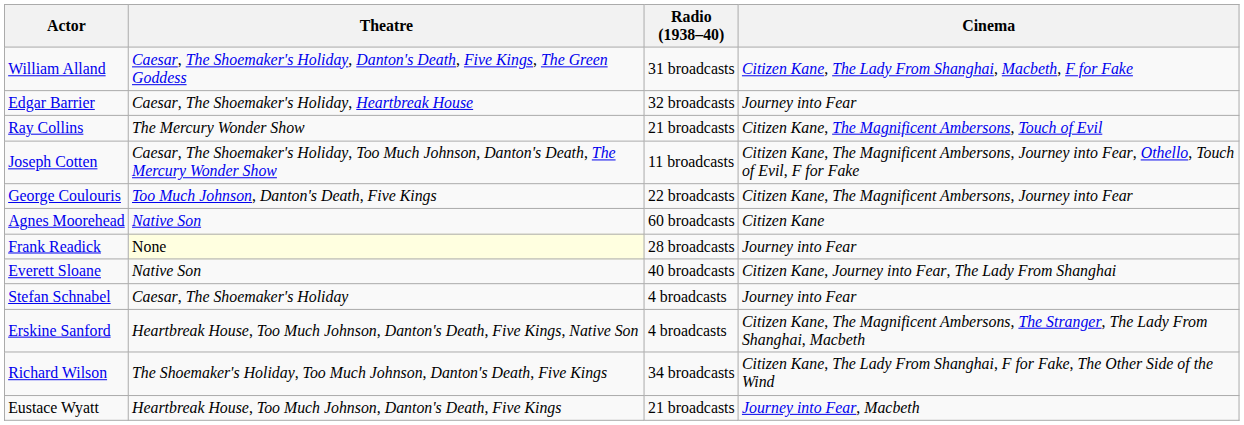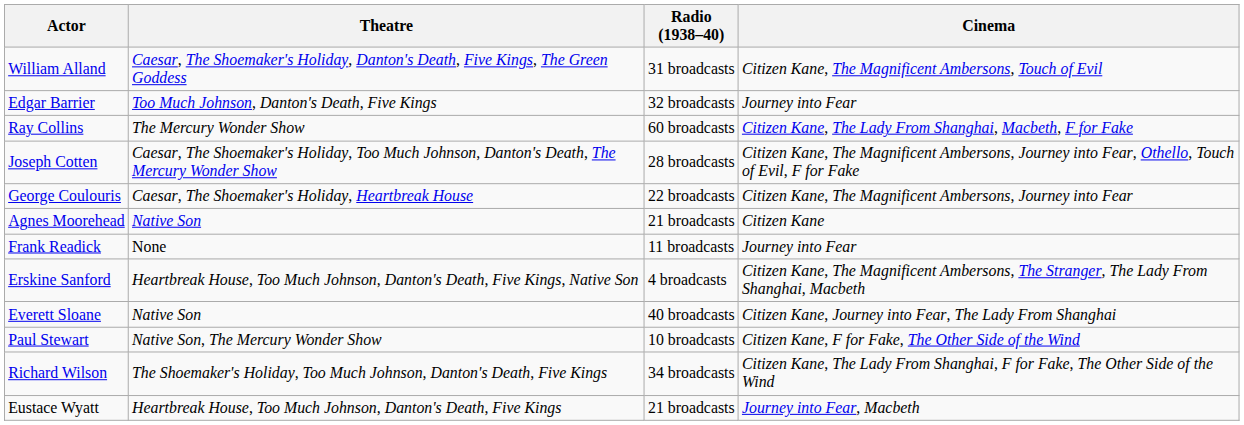(937, 68) Citizen Kane, The Lady From Shanghai, Macbeth, F for Fake -> (922, 68) Citizen Kane, The Magnificent Ambersons, Touch of Evil
(303, 102) Caesar, The Shoemaker's Holiday, Heartbreak House -> (284, 102) Too Much Johnson, Danton's Death, Five Kings
(691, 128) 21 broadcasts -> (691, 128) 60 broadcasts
(922, 128) Citizen Kane, The Magnificent Ambersons, Touch of Evil -> (937, 128) Citizen Kane, The Lady From Shanghai, Macbeth, F for Fake
(691, 162) 11 broadcasts -> (691, 162) 28 broadcasts
(284, 196) Too Much Johnson, Danton's Death, Five Kings -> (303, 196) Caesar, The Shoemaker's Holiday, Heartbreak House
(691, 221) 60 broadcasts -> (691, 221) 21 broadcasts
(149, 246) lightyellow background -> (149, 246) no background
(691, 246) 28 broadcasts -> (691, 246) 11 broadcasts
rows swapped: (59, 330) <-> (55, 271)
- row: (59, 296)
+ row: (48, 339)
